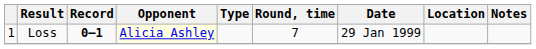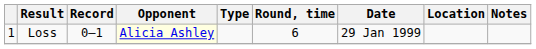(92, 34) bold -> (92, 34) normal
(295, 34) 7 -> (295, 34) 6
